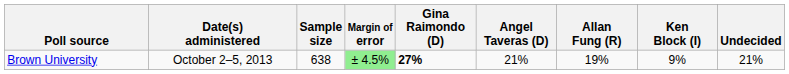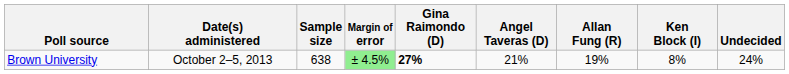(677, 60) 9% -> (677, 60) 8%
(751, 60) 21% -> (751, 60) 24%
